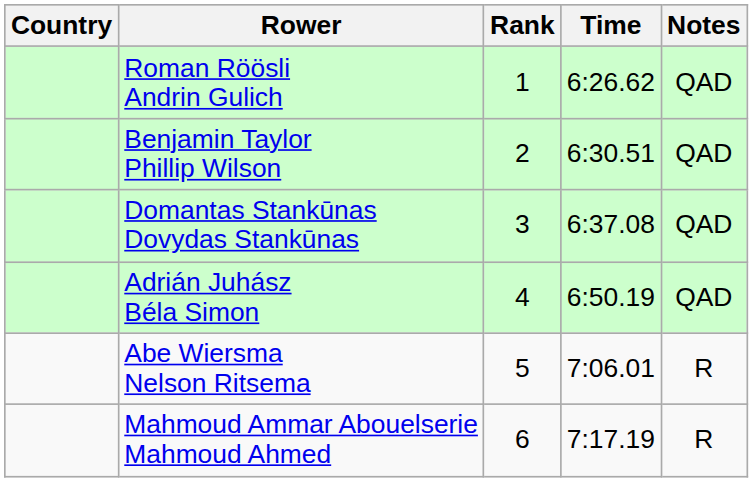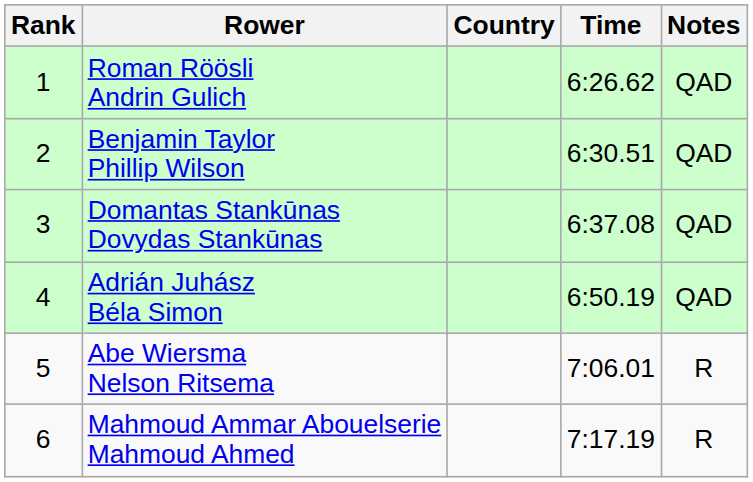columns swapped: (522, 25) <-> (62, 25)
